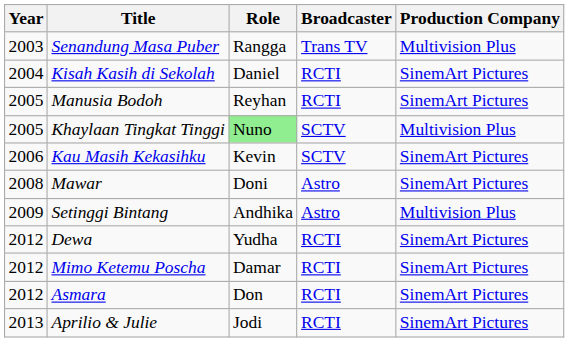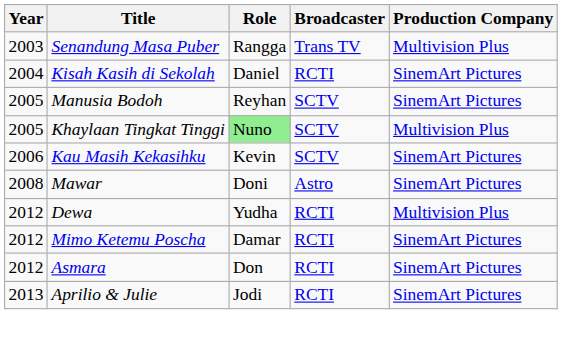(321, 101) RCTI -> (317, 101) SCTV
- row: (110, 211)
(464, 239) SinemArt Pictures -> (451, 211) Multivision Plus
